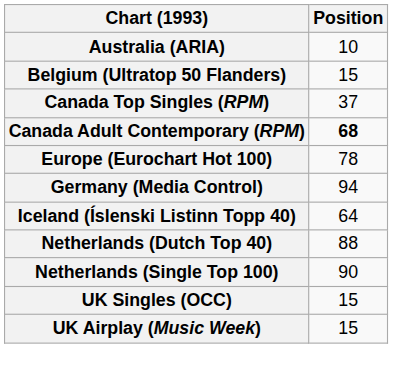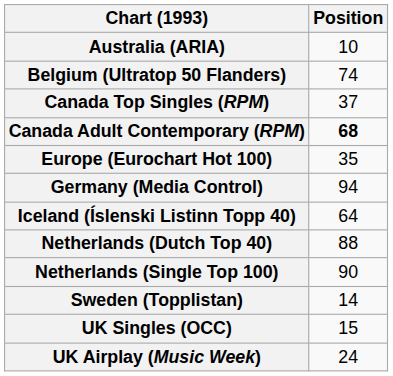(348, 74) 15 -> (348, 74) 74
(348, 159) 78 -> (348, 159) 35
+ row: (157, 300)
(348, 328) 15 -> (348, 356) 24
